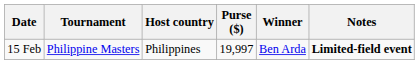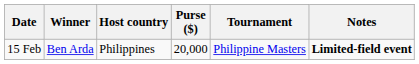columns swapped: (93, 22) <-> (283, 22)
(236, 49) 19,997 -> (191, 49) 20,000
